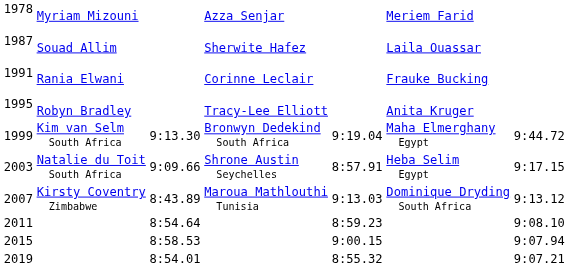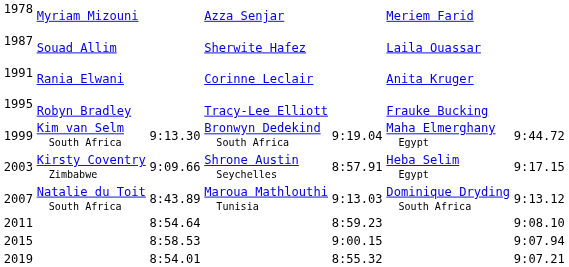(437, 79) Frauke Bucking -> (430, 79) Anita Kruger
(430, 111) Anita Kruger -> (437, 111) Frauke Bucking
(91, 167) Natalie du Toit South Africa -> (91, 167) Kirsty Coventry Zimbabwe
(91, 198) Kirsty Coventry Zimbabwe -> (91, 198) Natalie du Toit South Africa
